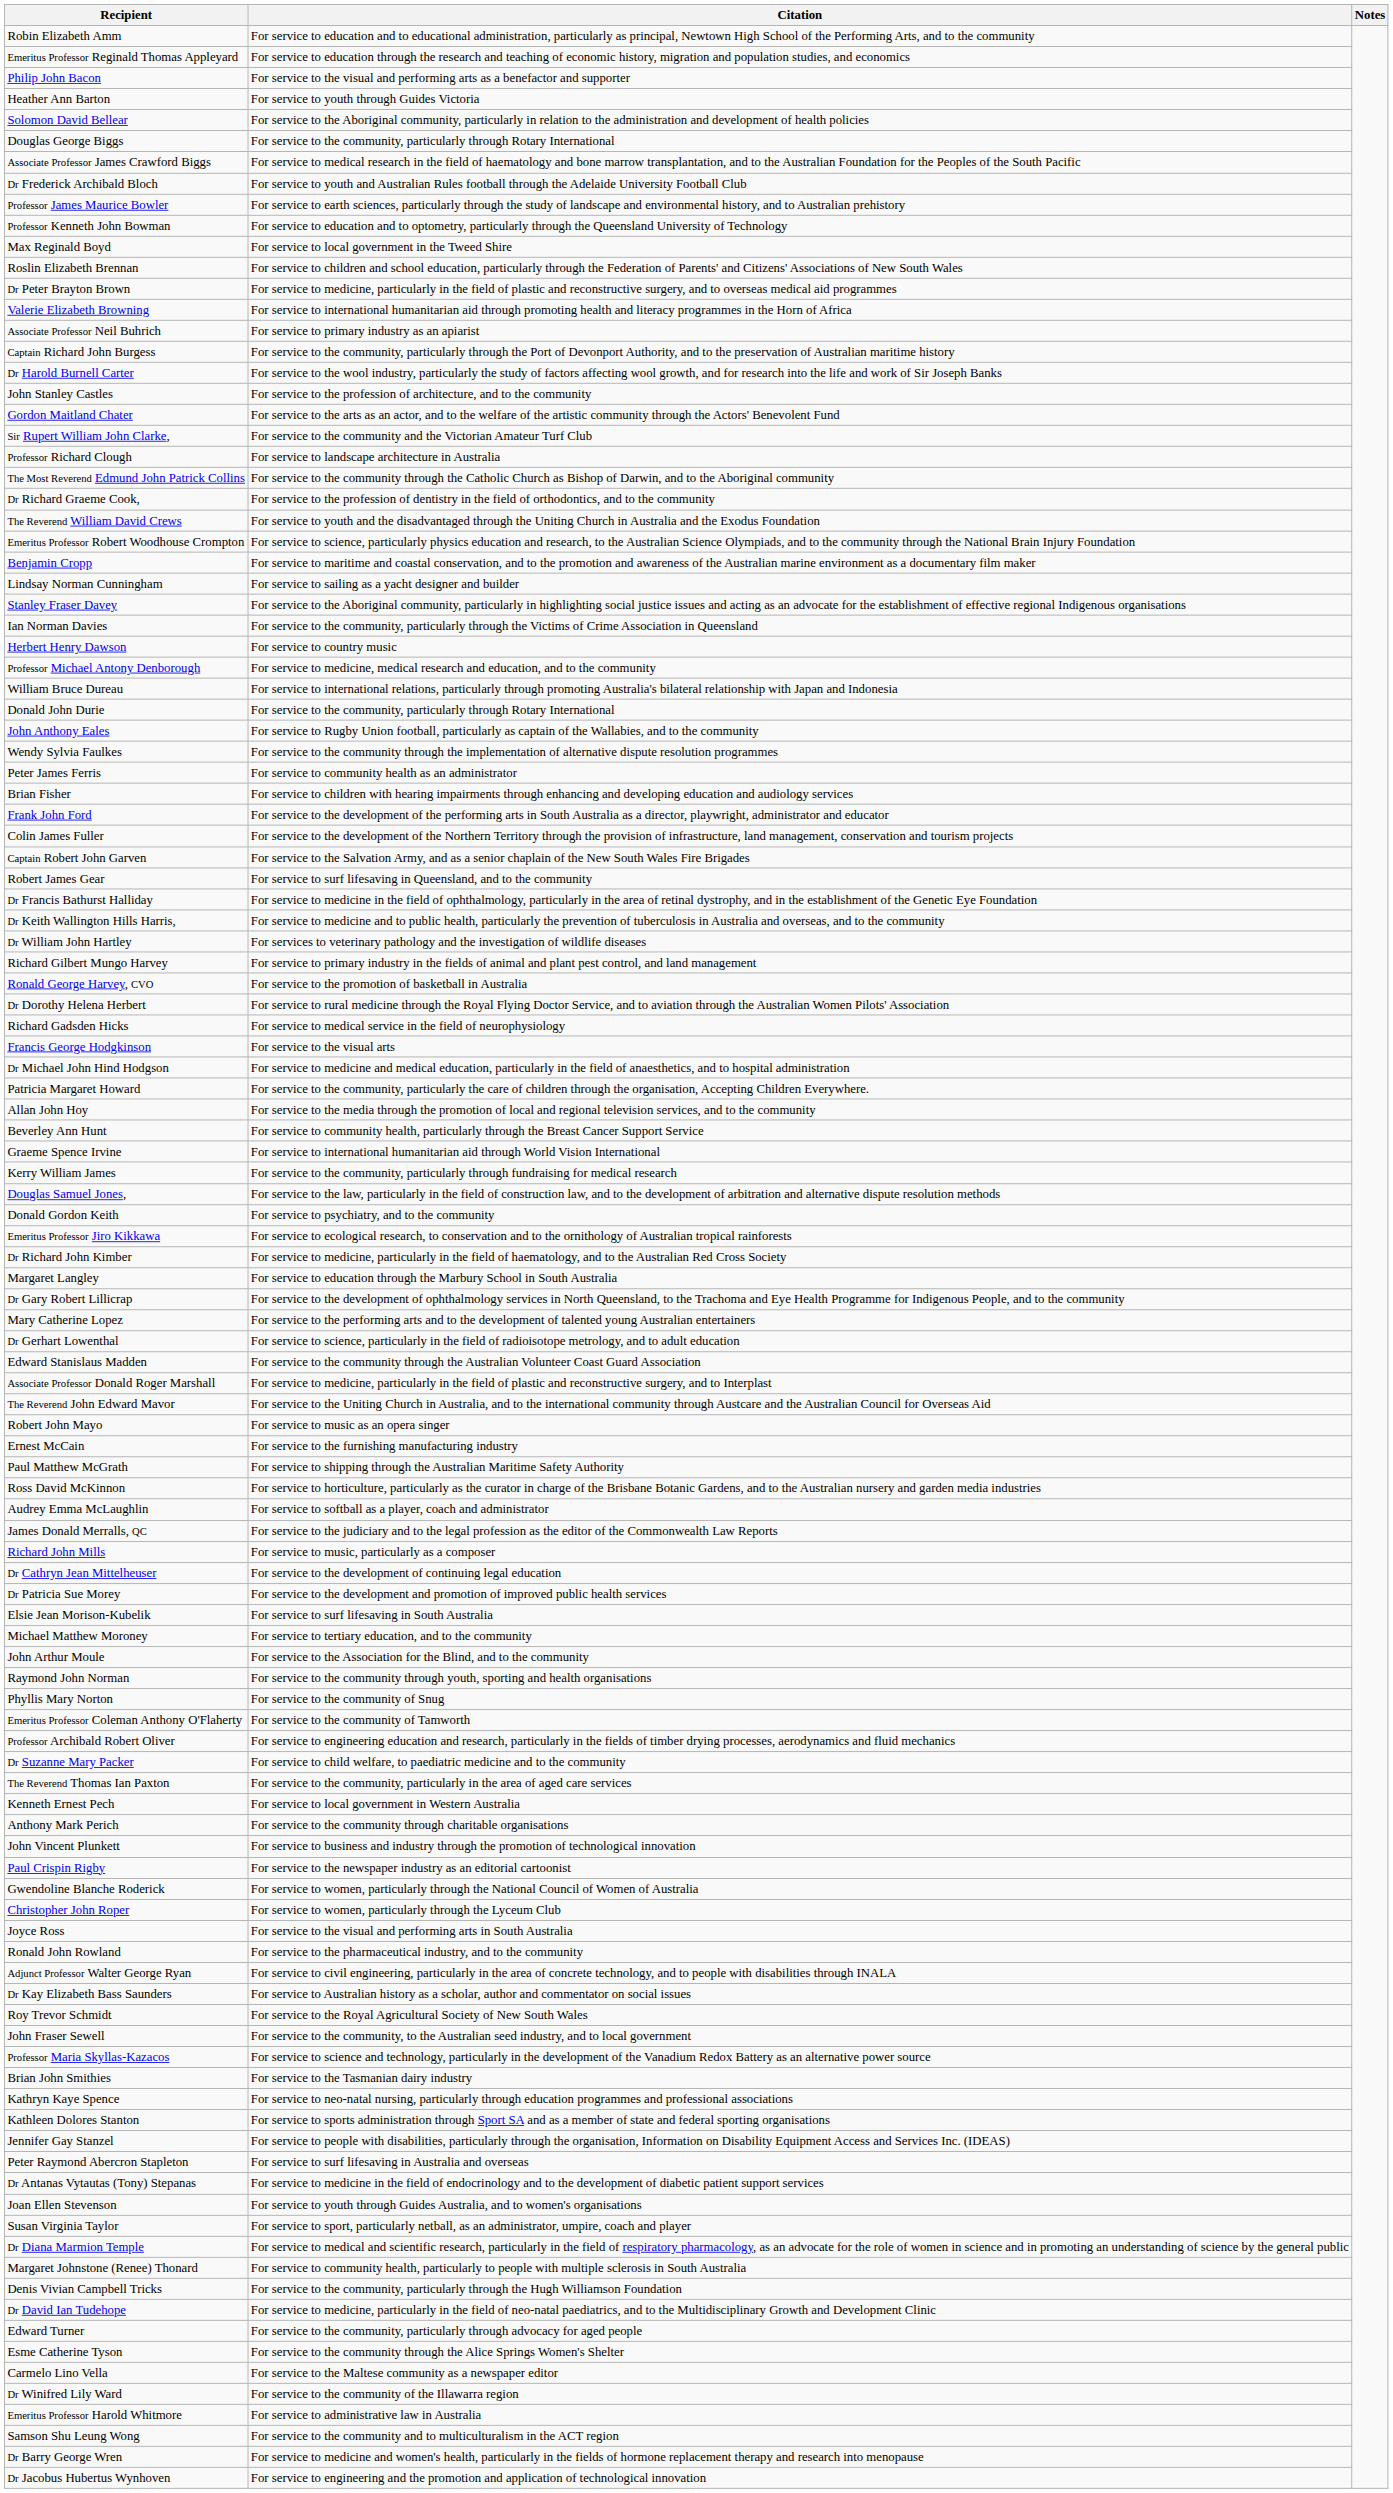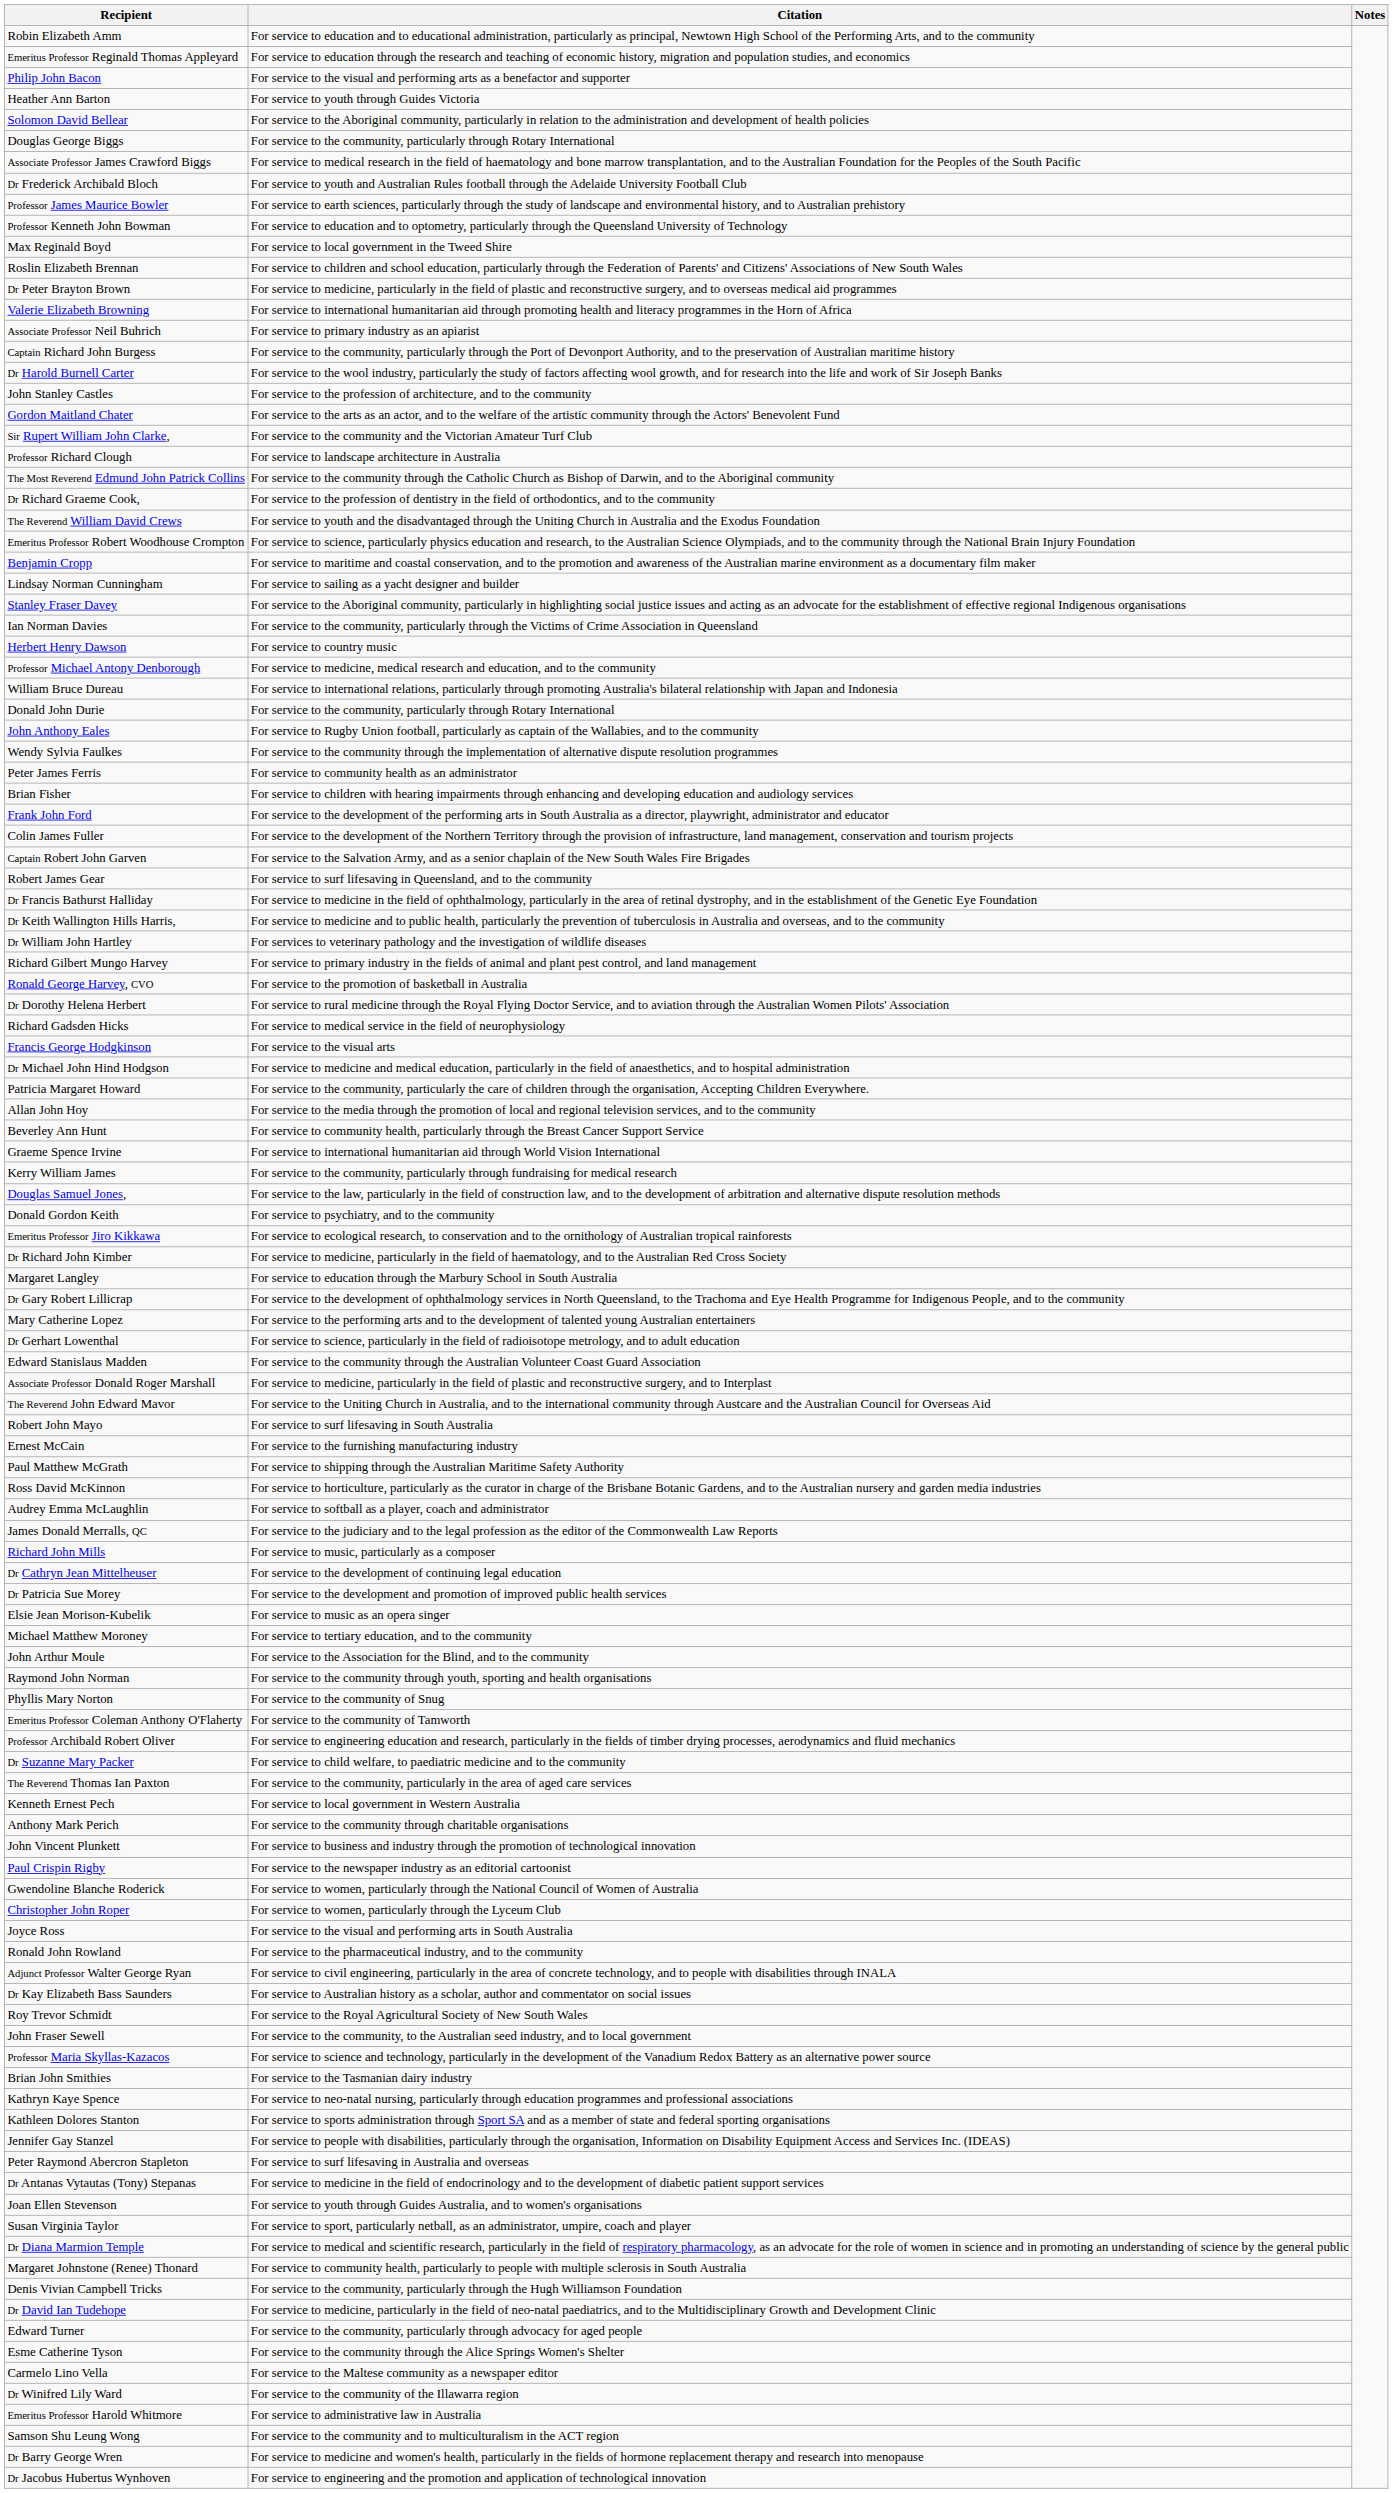(350, 1425) For service to music as an opera singer -> (372, 1425) For service to surf lifesaving in South Australia
(372, 1615) For service to surf lifesaving in South Australia -> (350, 1615) For service to music as an opera singer
